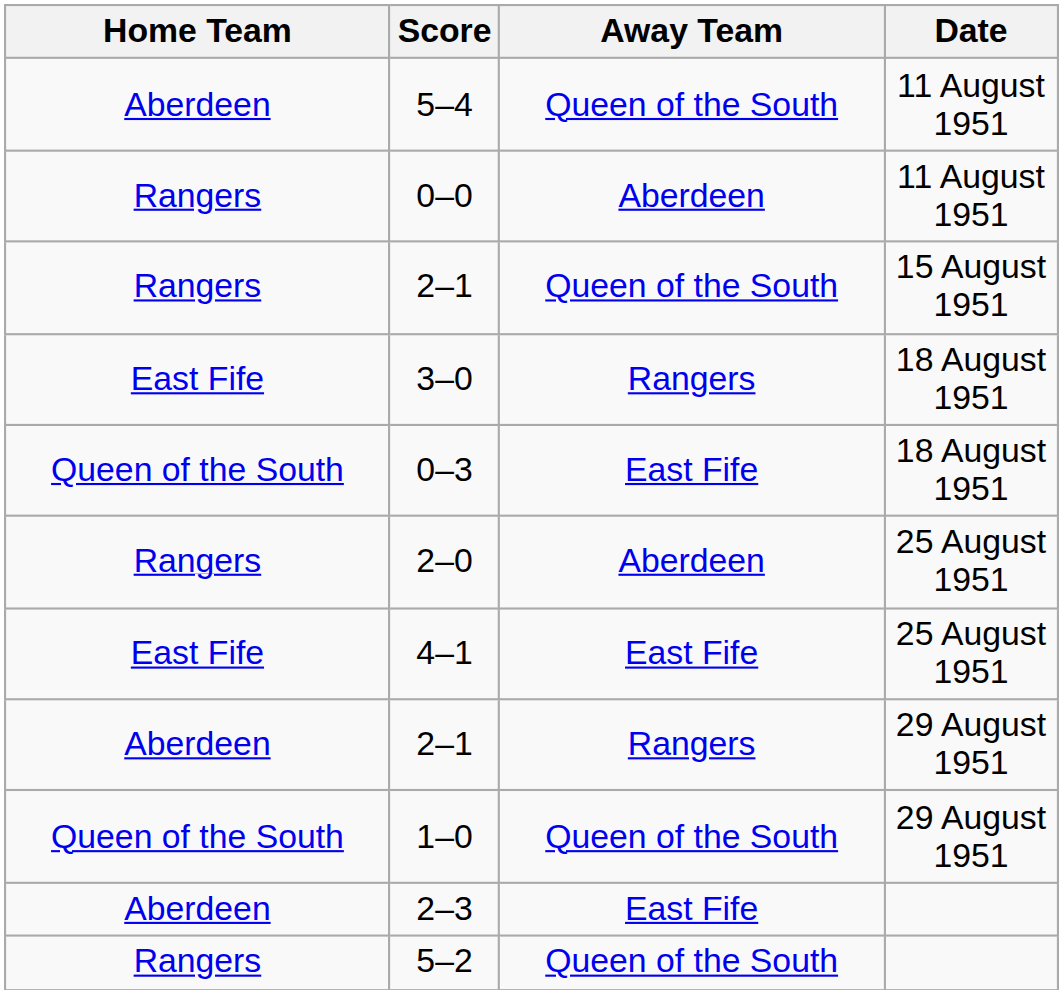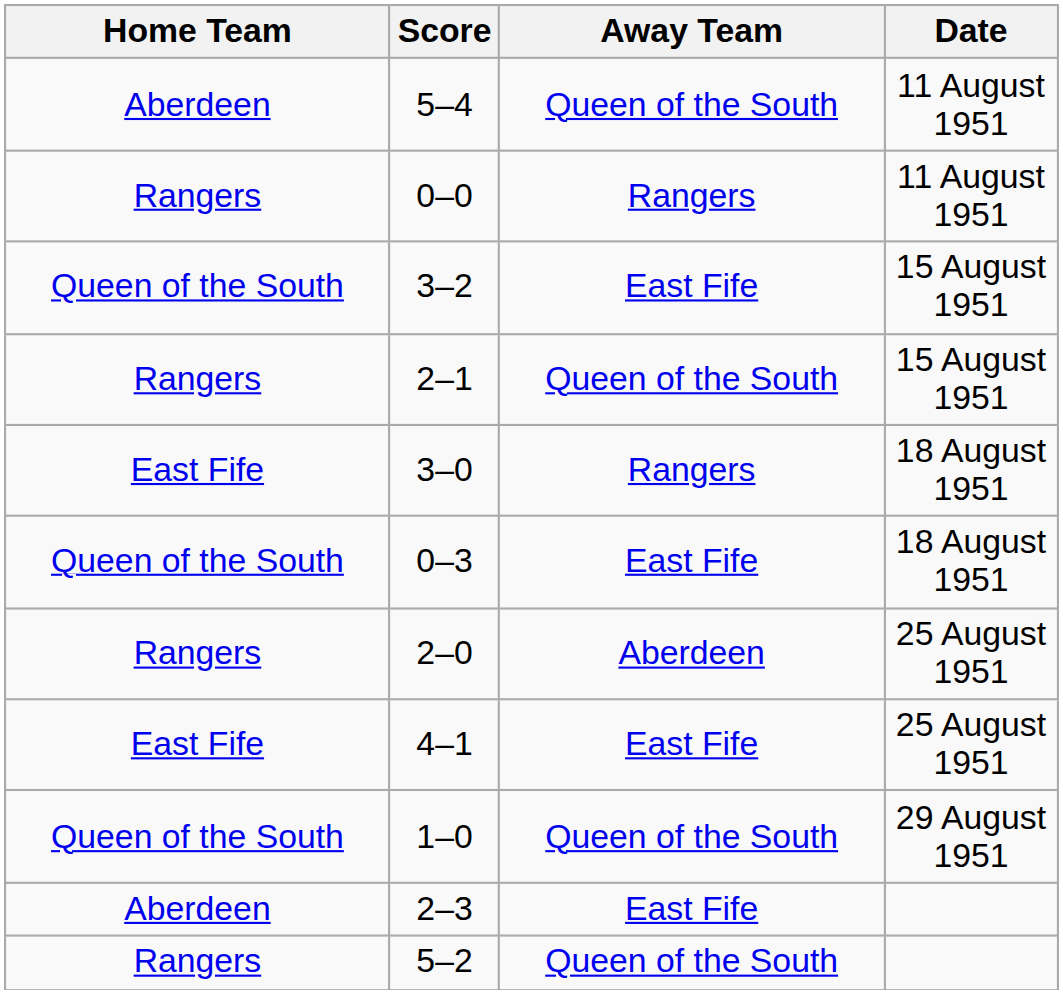(692, 195) Aberdeen -> (692, 195) Rangers
+ row: (445, 286)
- row: (445, 744)
